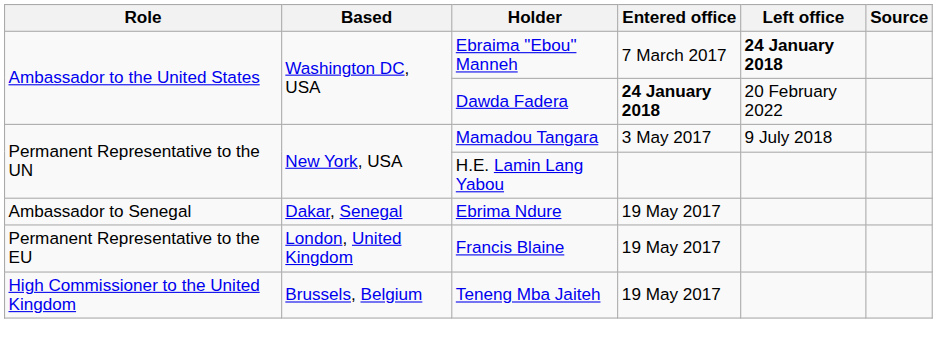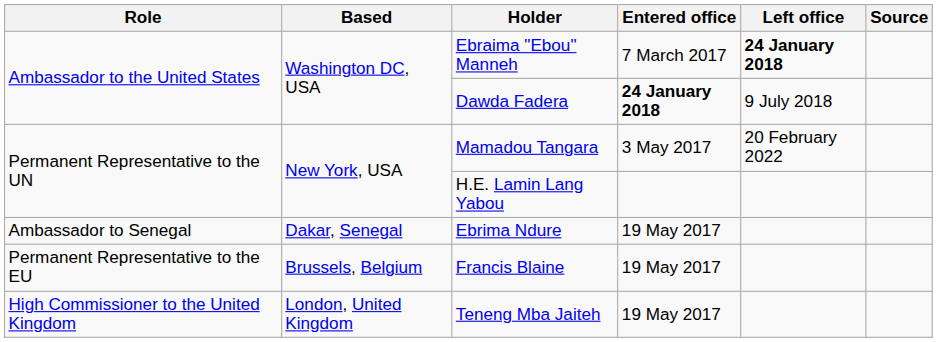(791, 101) 20 February 2022 -> (788, 101) 9 July 2018
(788, 138) 9 July 2018 -> (791, 147) 20 February 2022
(343, 248) London, United Kingdom -> (354, 267) Brussels, Belgium
(354, 294) Brussels, Belgium -> (343, 314) London, United Kingdom
